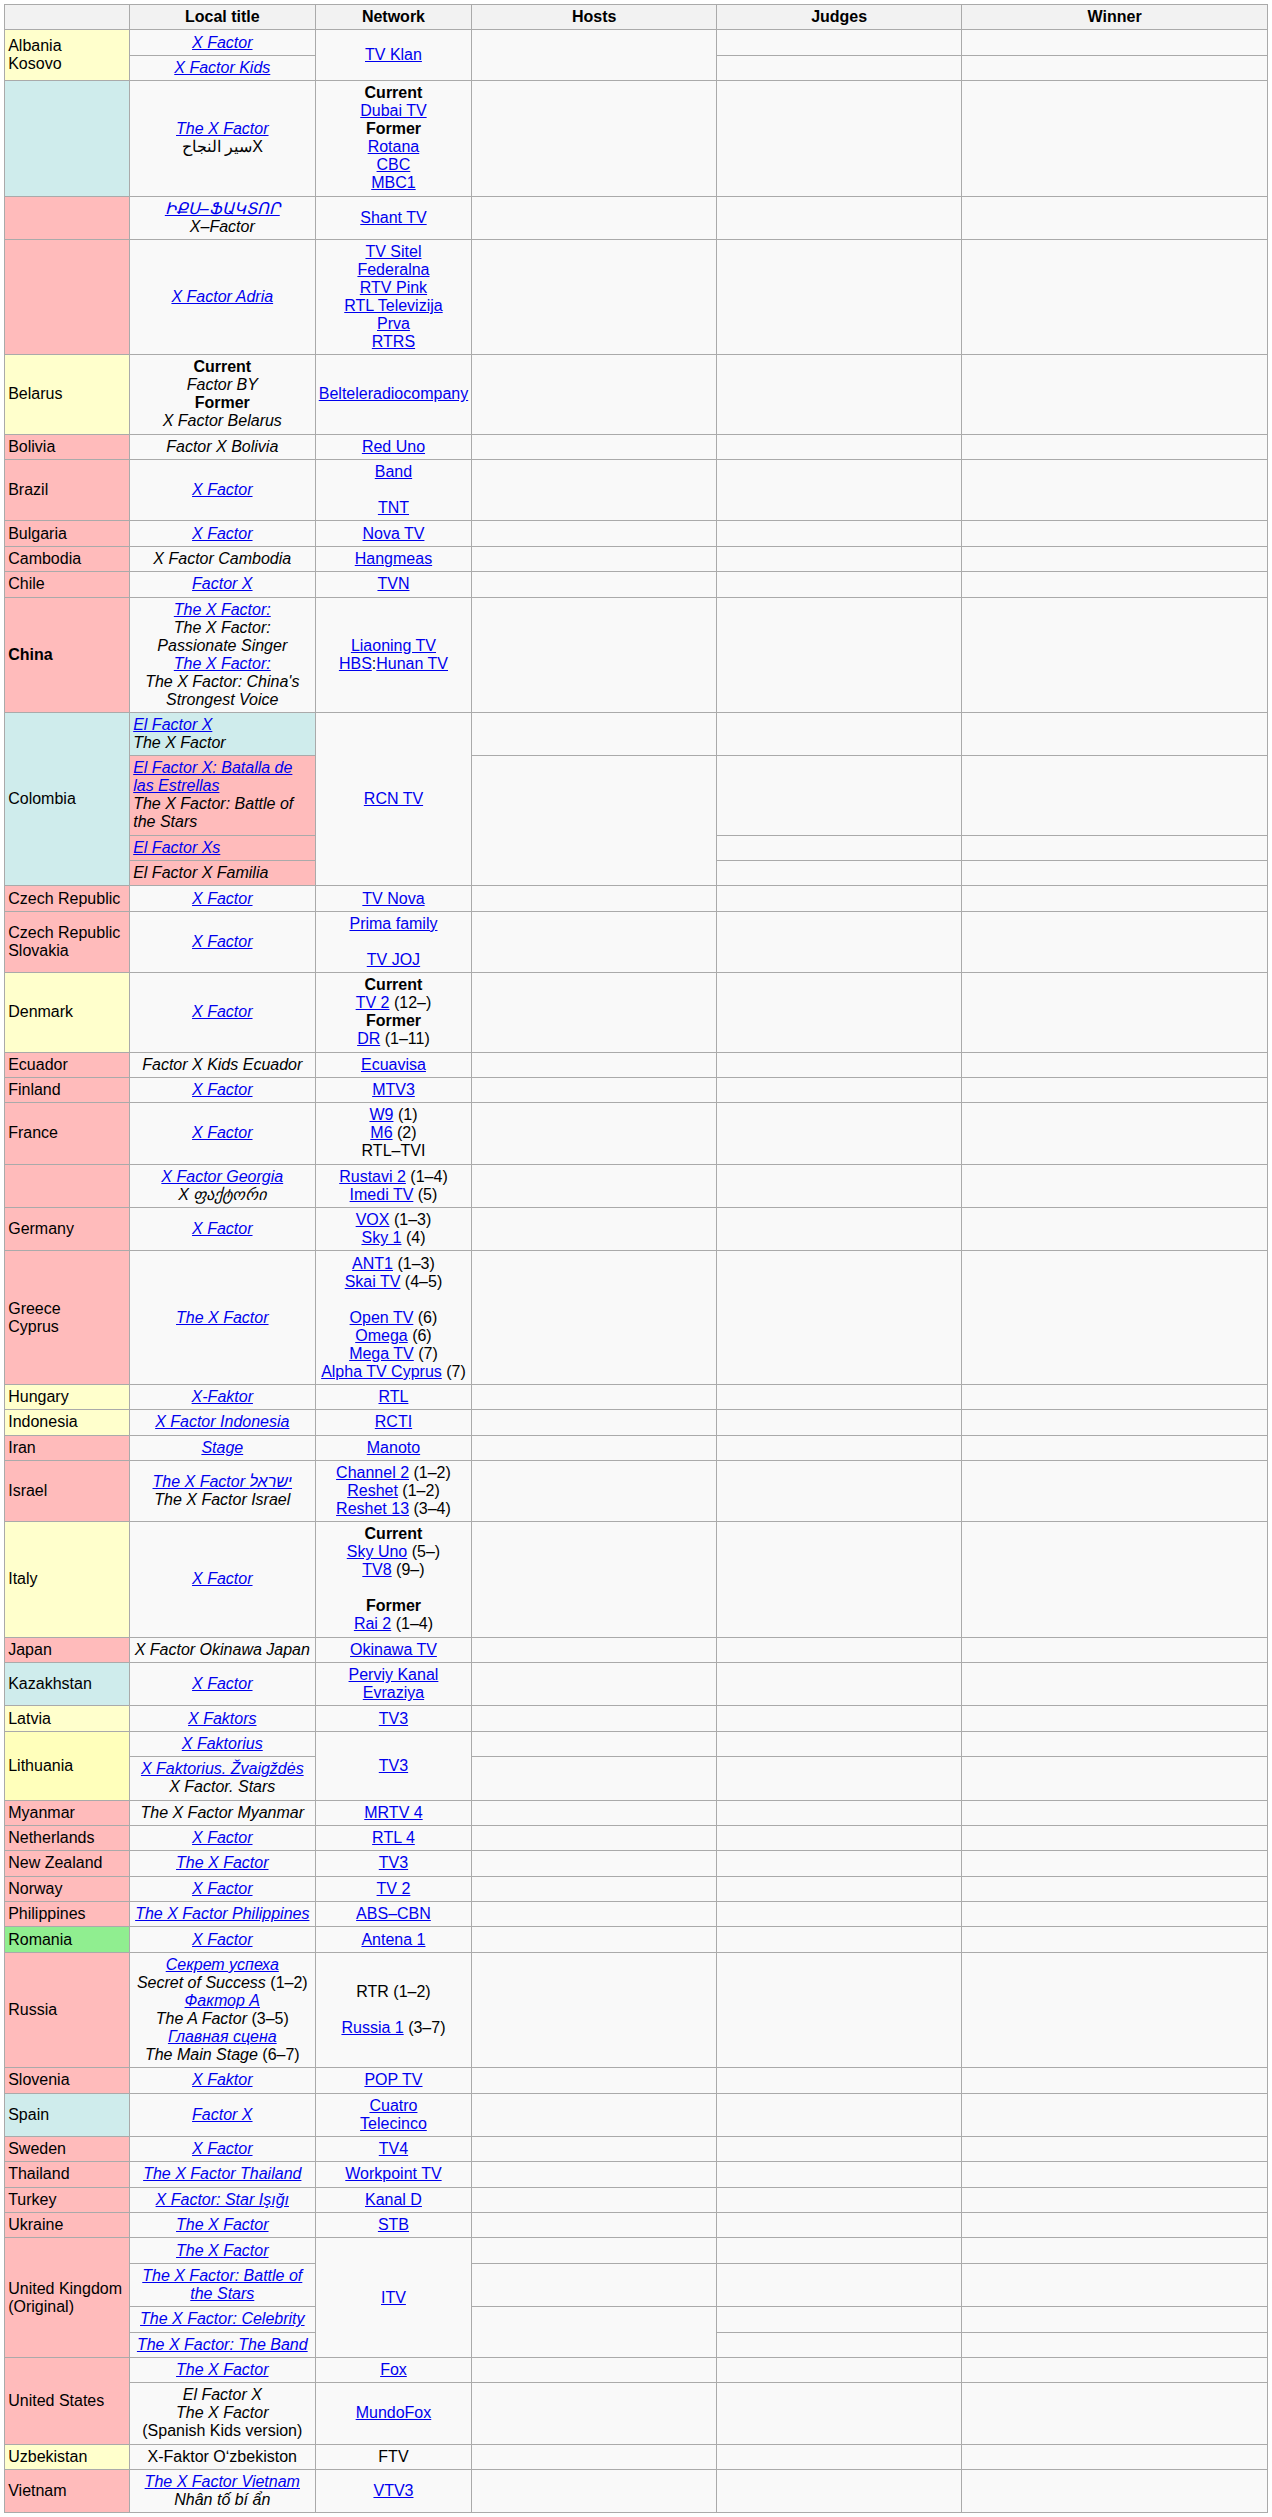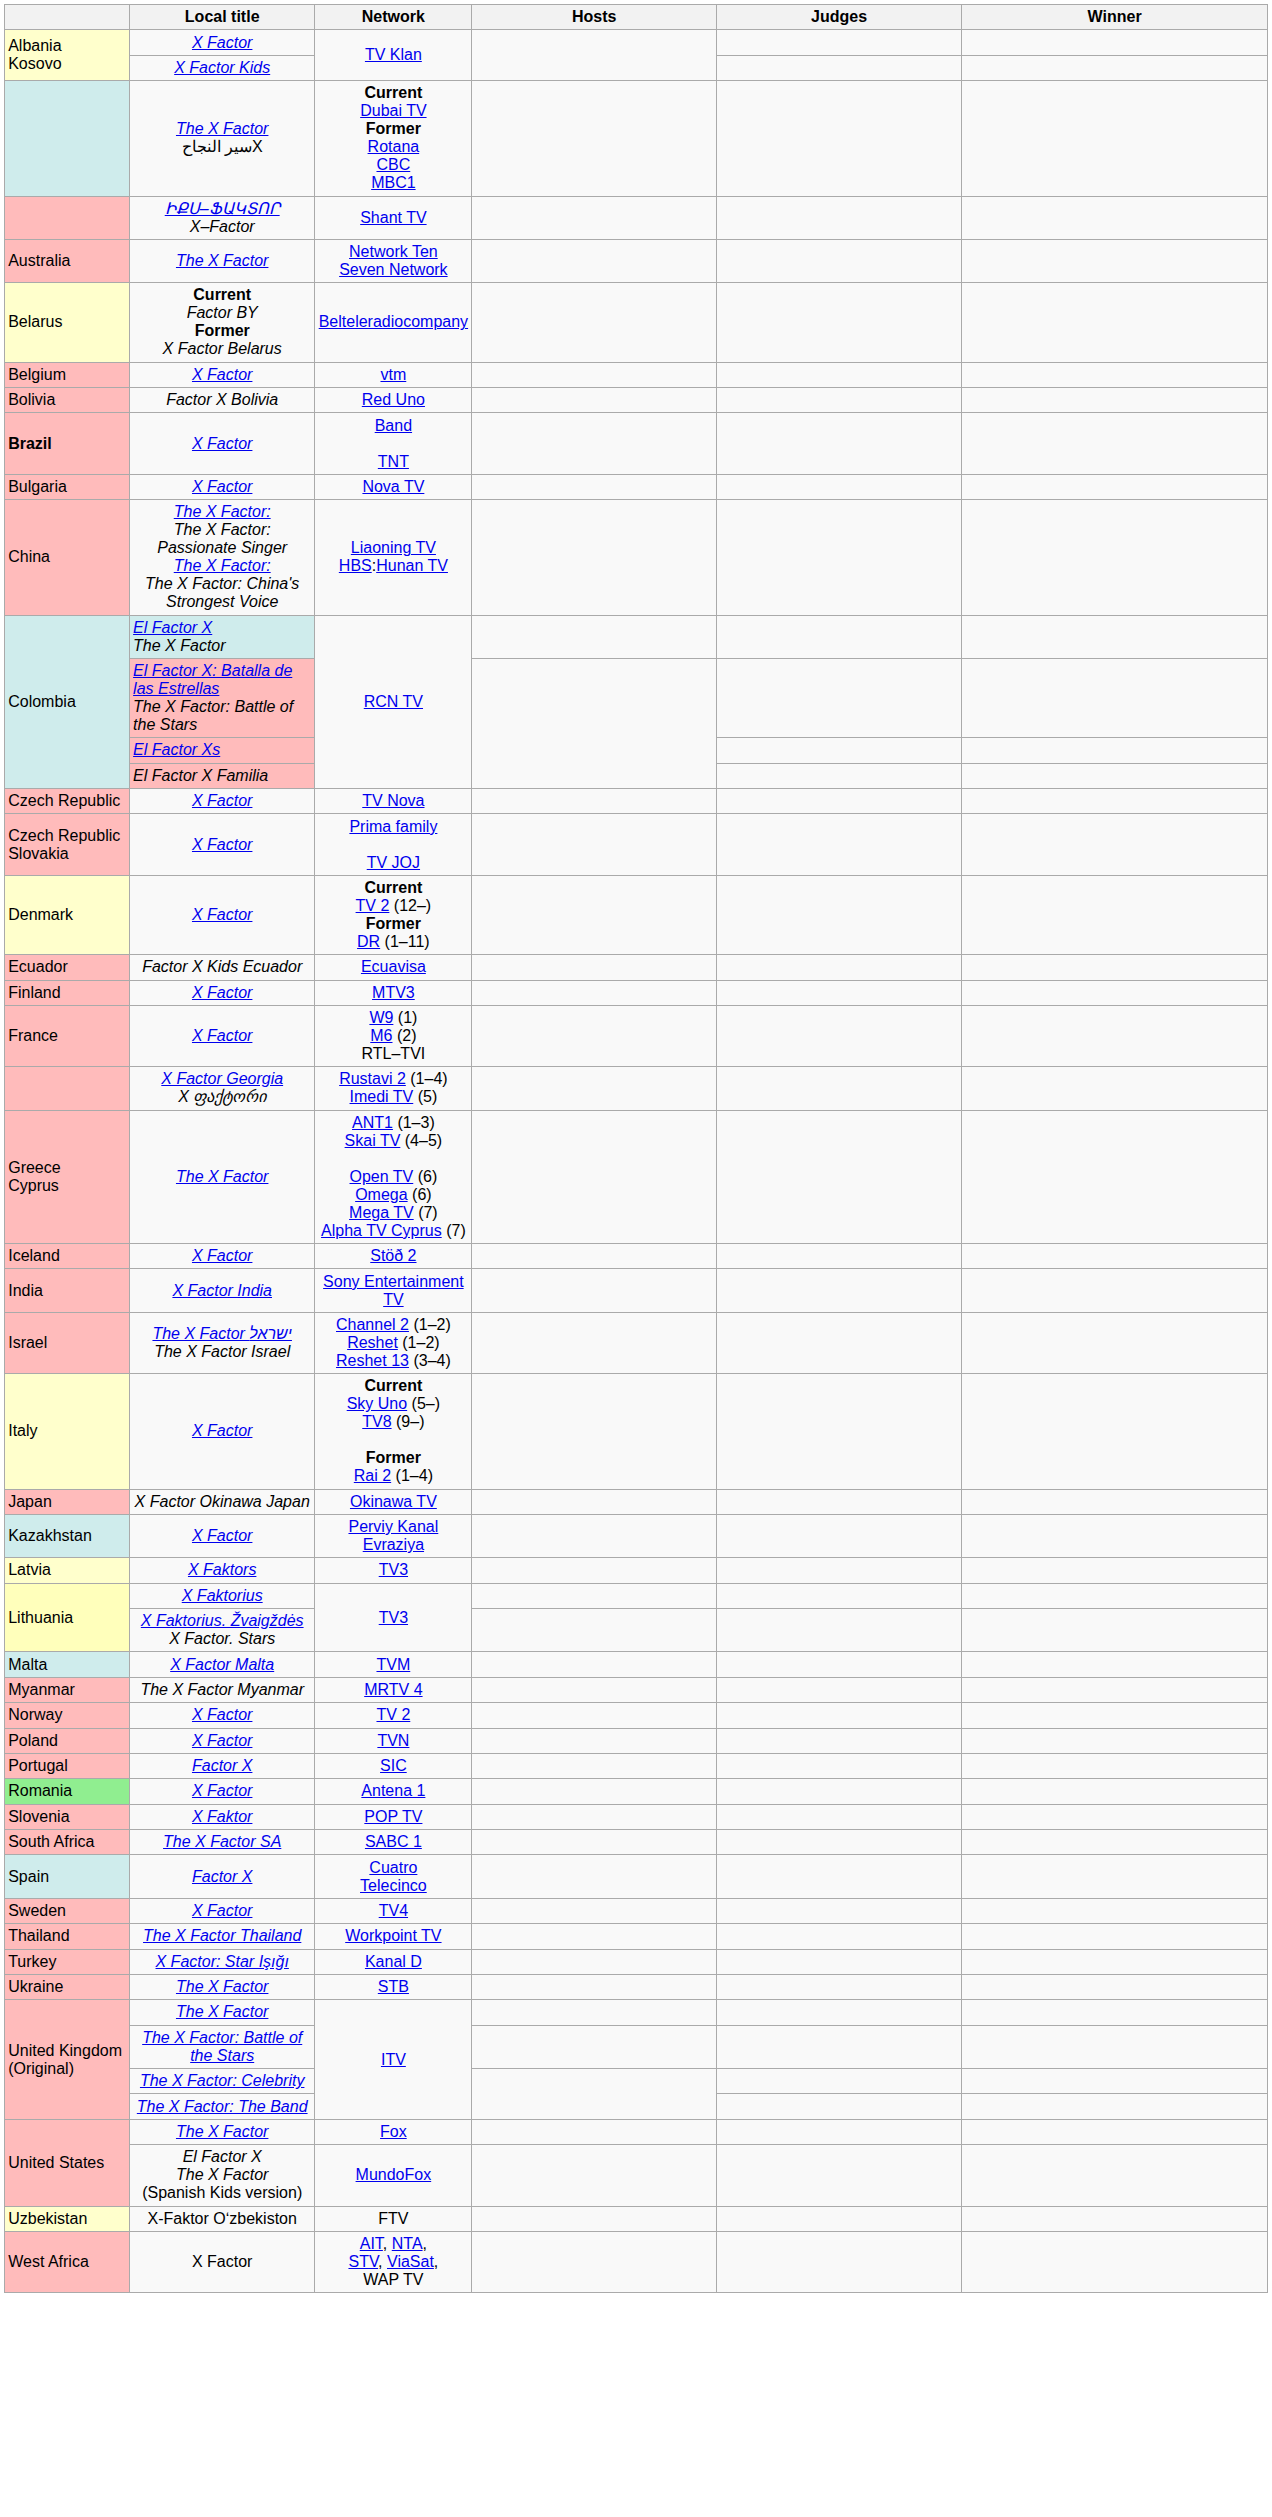+ row: (222, 261)
- row: (222, 297)
+ row: (222, 374)
(28, 490) normal -> (30, 443) bold
- row: (222, 558)
- row: (222, 584)
(30, 654) bold -> (29, 557) normal
- row: (222, 1229)
- row: (222, 1396)
+ row: (222, 1256)
+ row: (222, 1290)
- row: (222, 1422)
- row: (222, 1447)
+ row: (222, 1664)
- row: (222, 1838)
- row: (222, 1863)
- row: (222, 1914)
+ row: (222, 1740)
+ row: (222, 1766)
- row: (222, 2009)
+ row: (222, 1842)
- row: (222, 2491)
+ row: (222, 2262)
